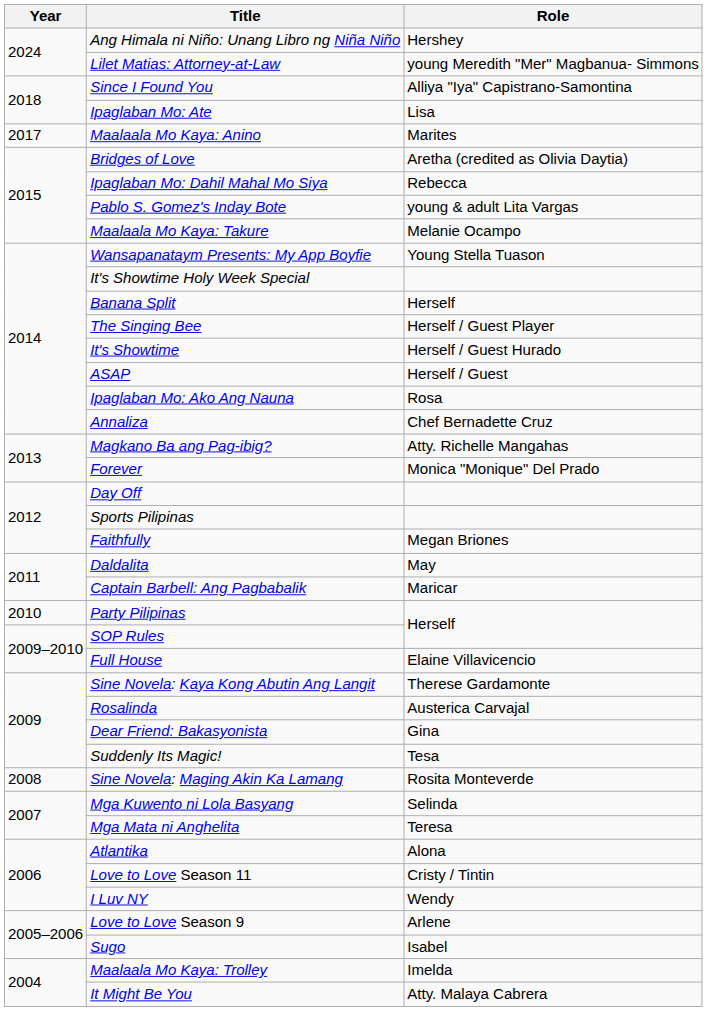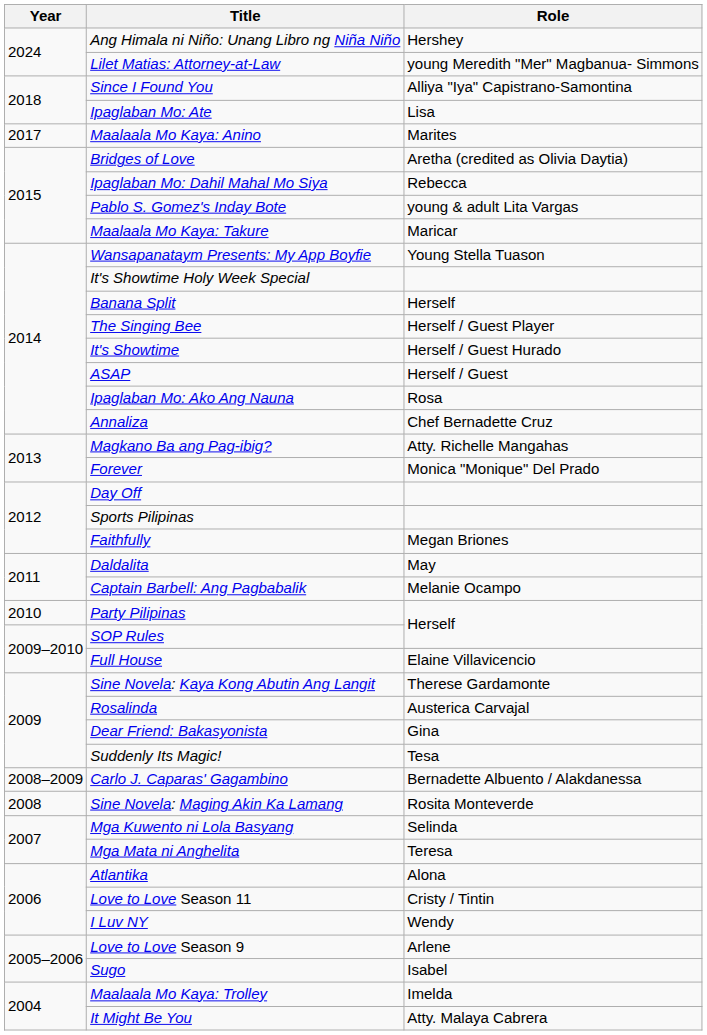(464, 231) Melanie Ocampo -> (432, 231) Maricar
(432, 588) Maricar -> (464, 588) Melanie Ocampo
+ row: (189, 779)
